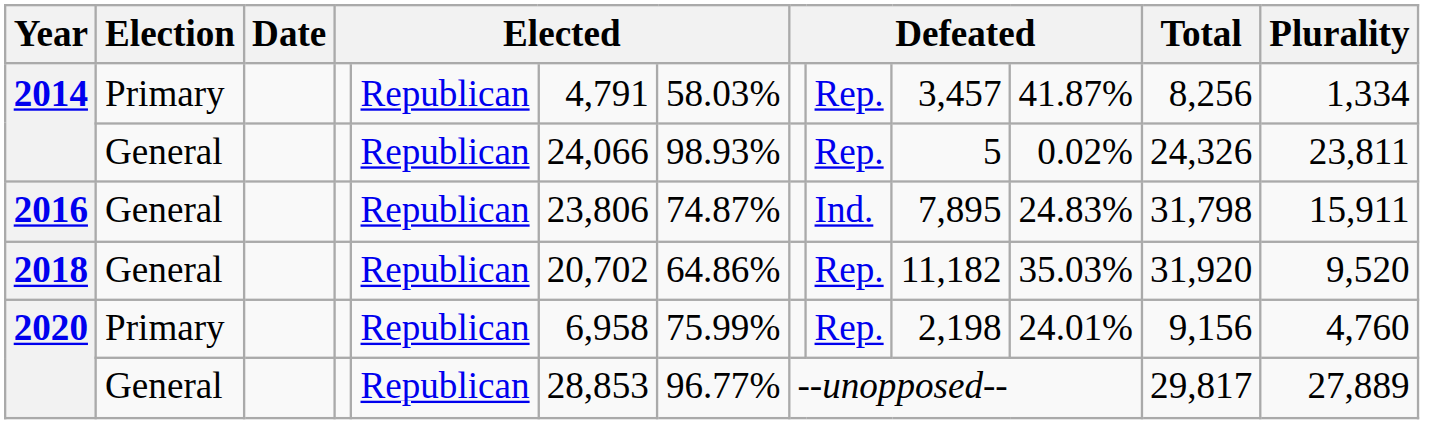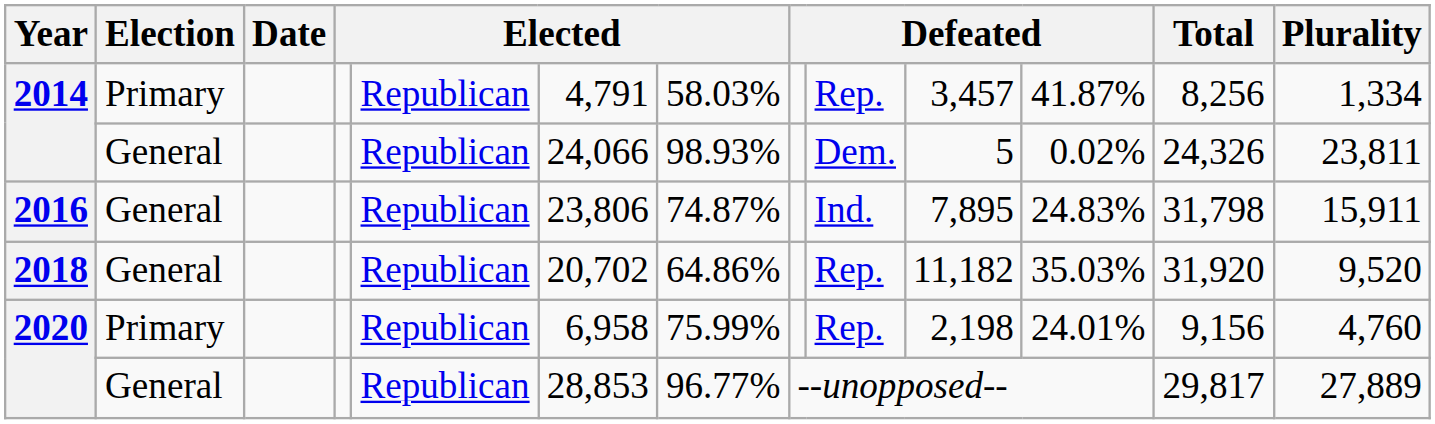(849, 151) Rep. -> (855, 151) Dem.
